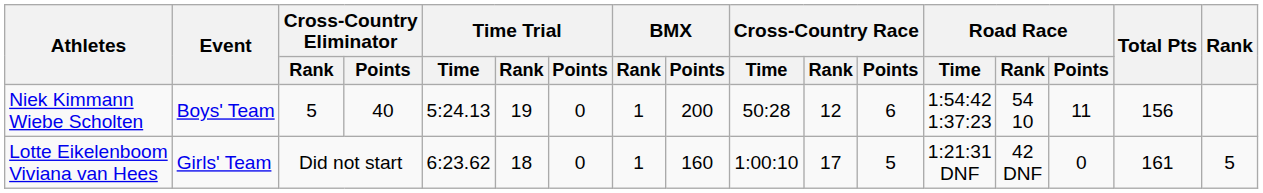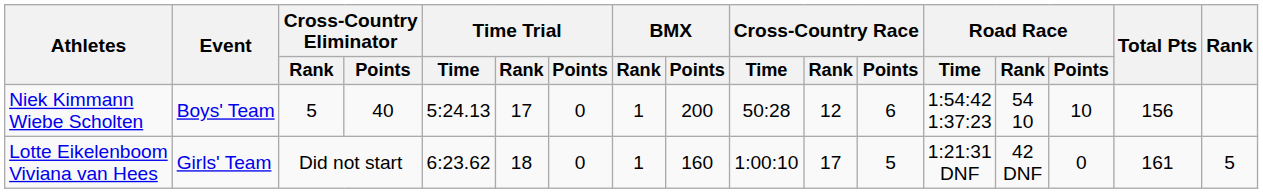(521, 111) 19 -> (521, 111) 17
(1081, 111) 11 -> (1081, 111) 10
